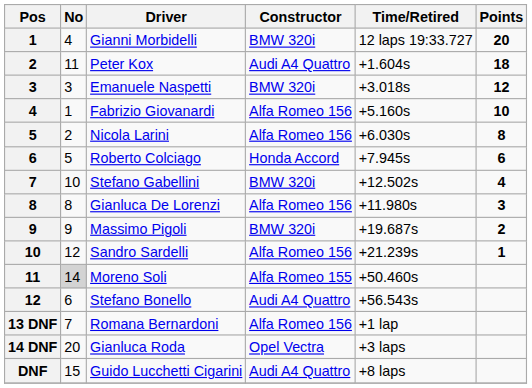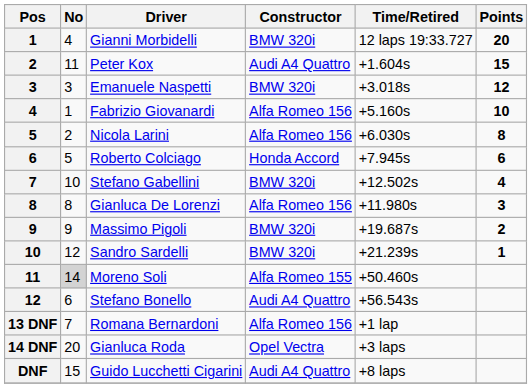(501, 63) 18 -> (501, 63) 15
(301, 252) Alfa Romeo 156 -> (282, 252) BMW 320i
